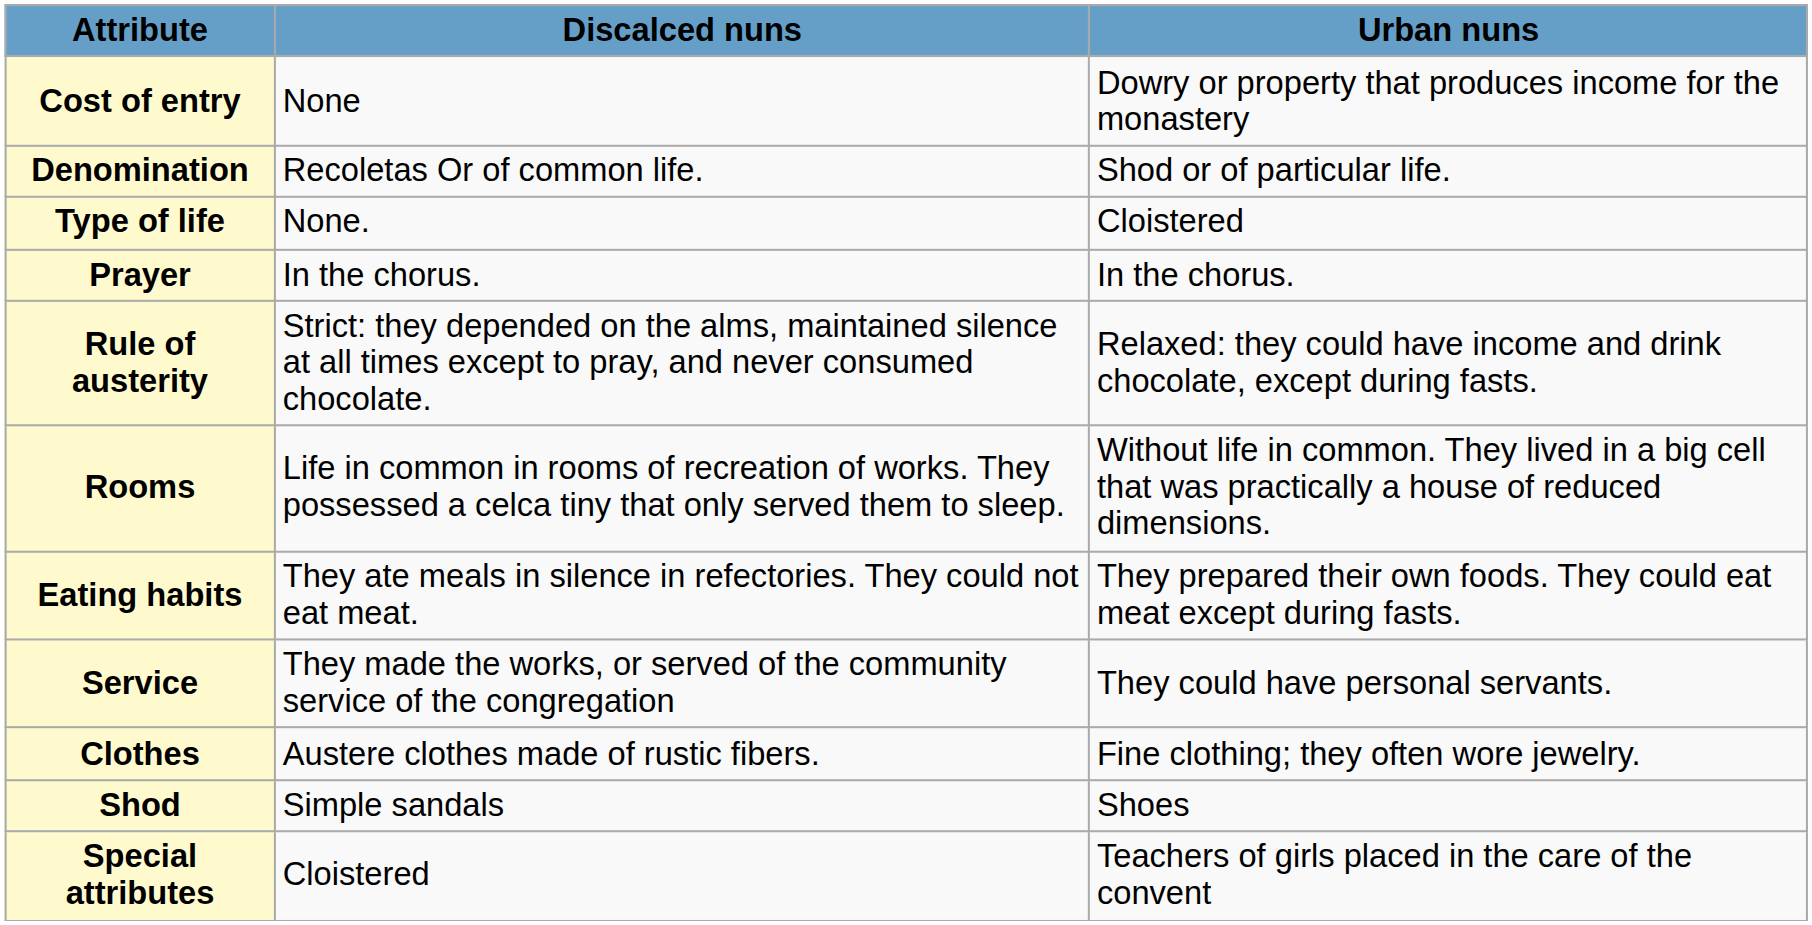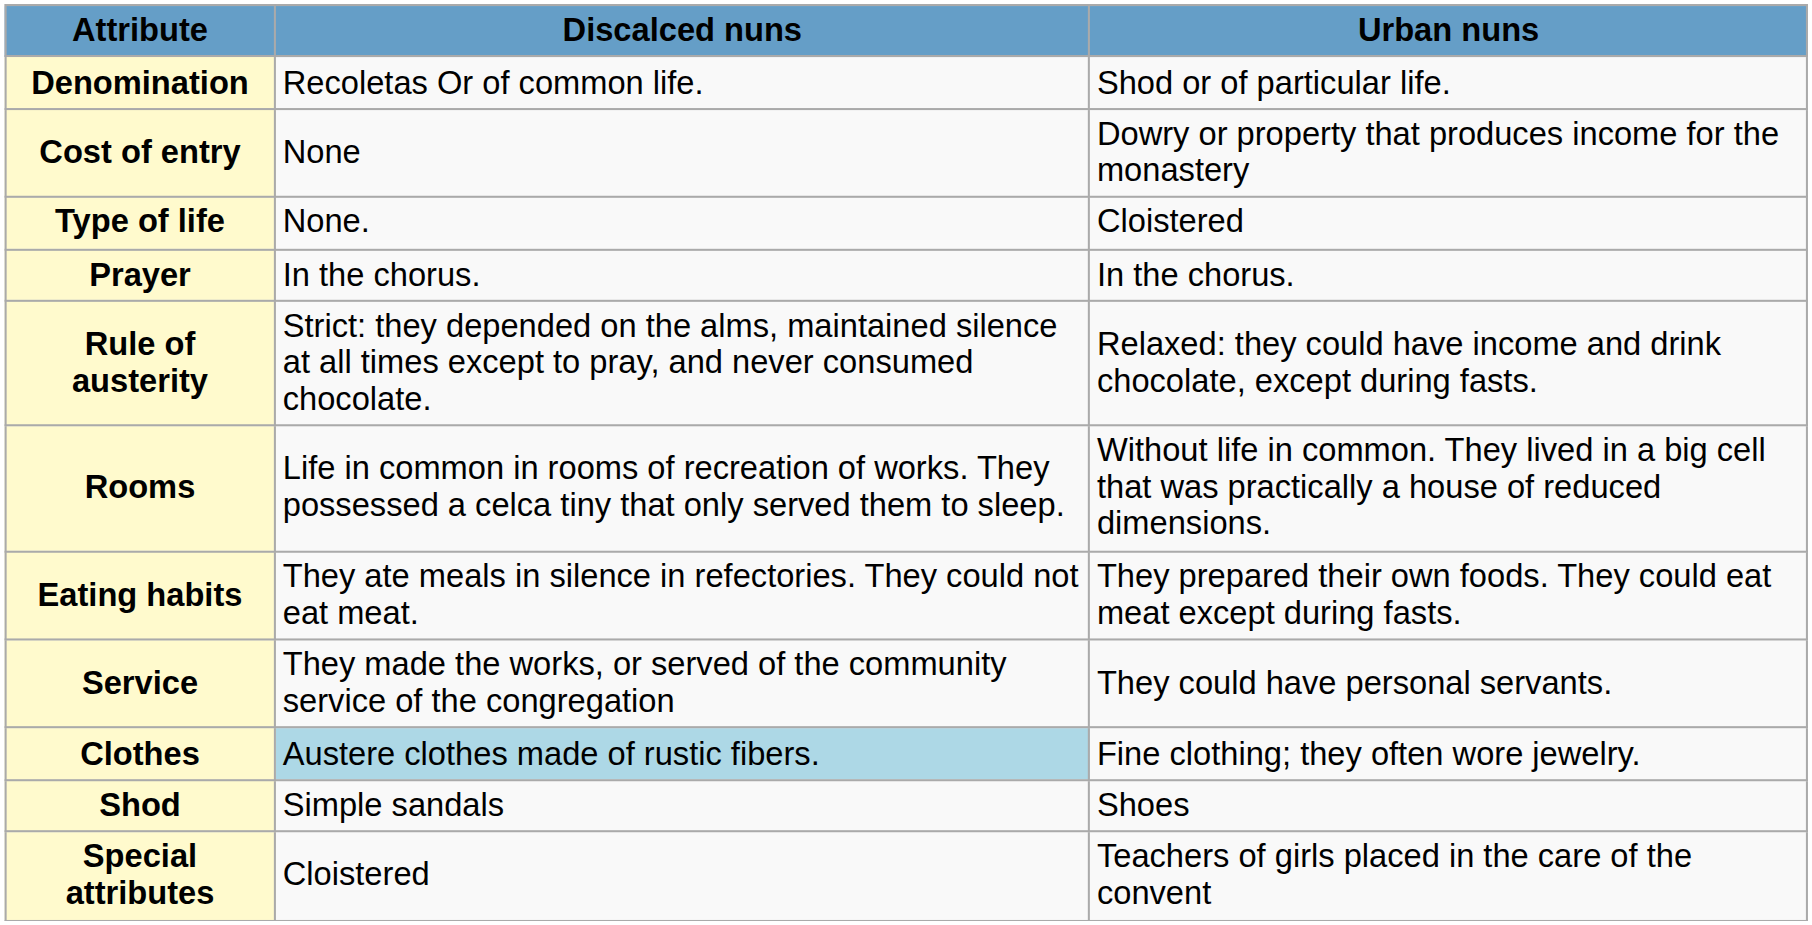rows swapped: (140, 170) <-> (140, 100)
(551, 753) no background -> (551, 753) lightblue background
